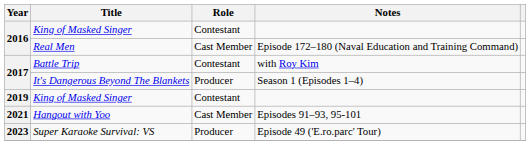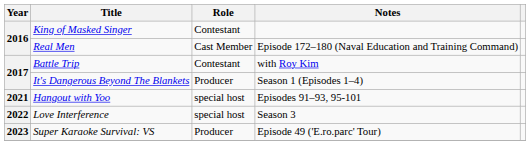- row: (18, 98)
(223, 115) Cast Member -> (219, 98) special host
+ row: (18, 115)
